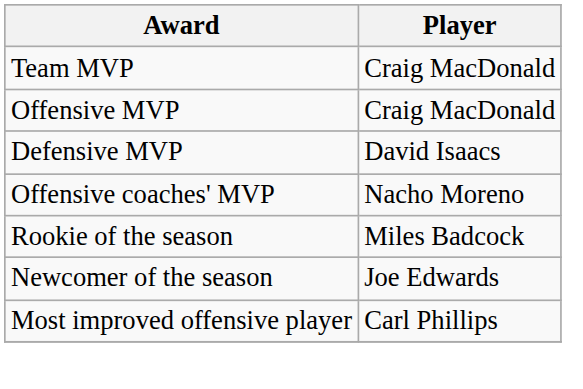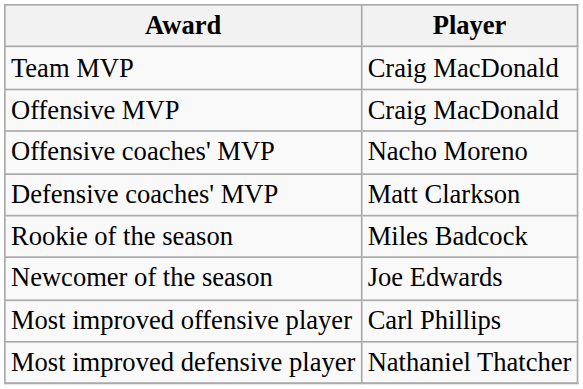- row: (97, 151)
+ row: (145, 194)
+ row: (183, 362)
